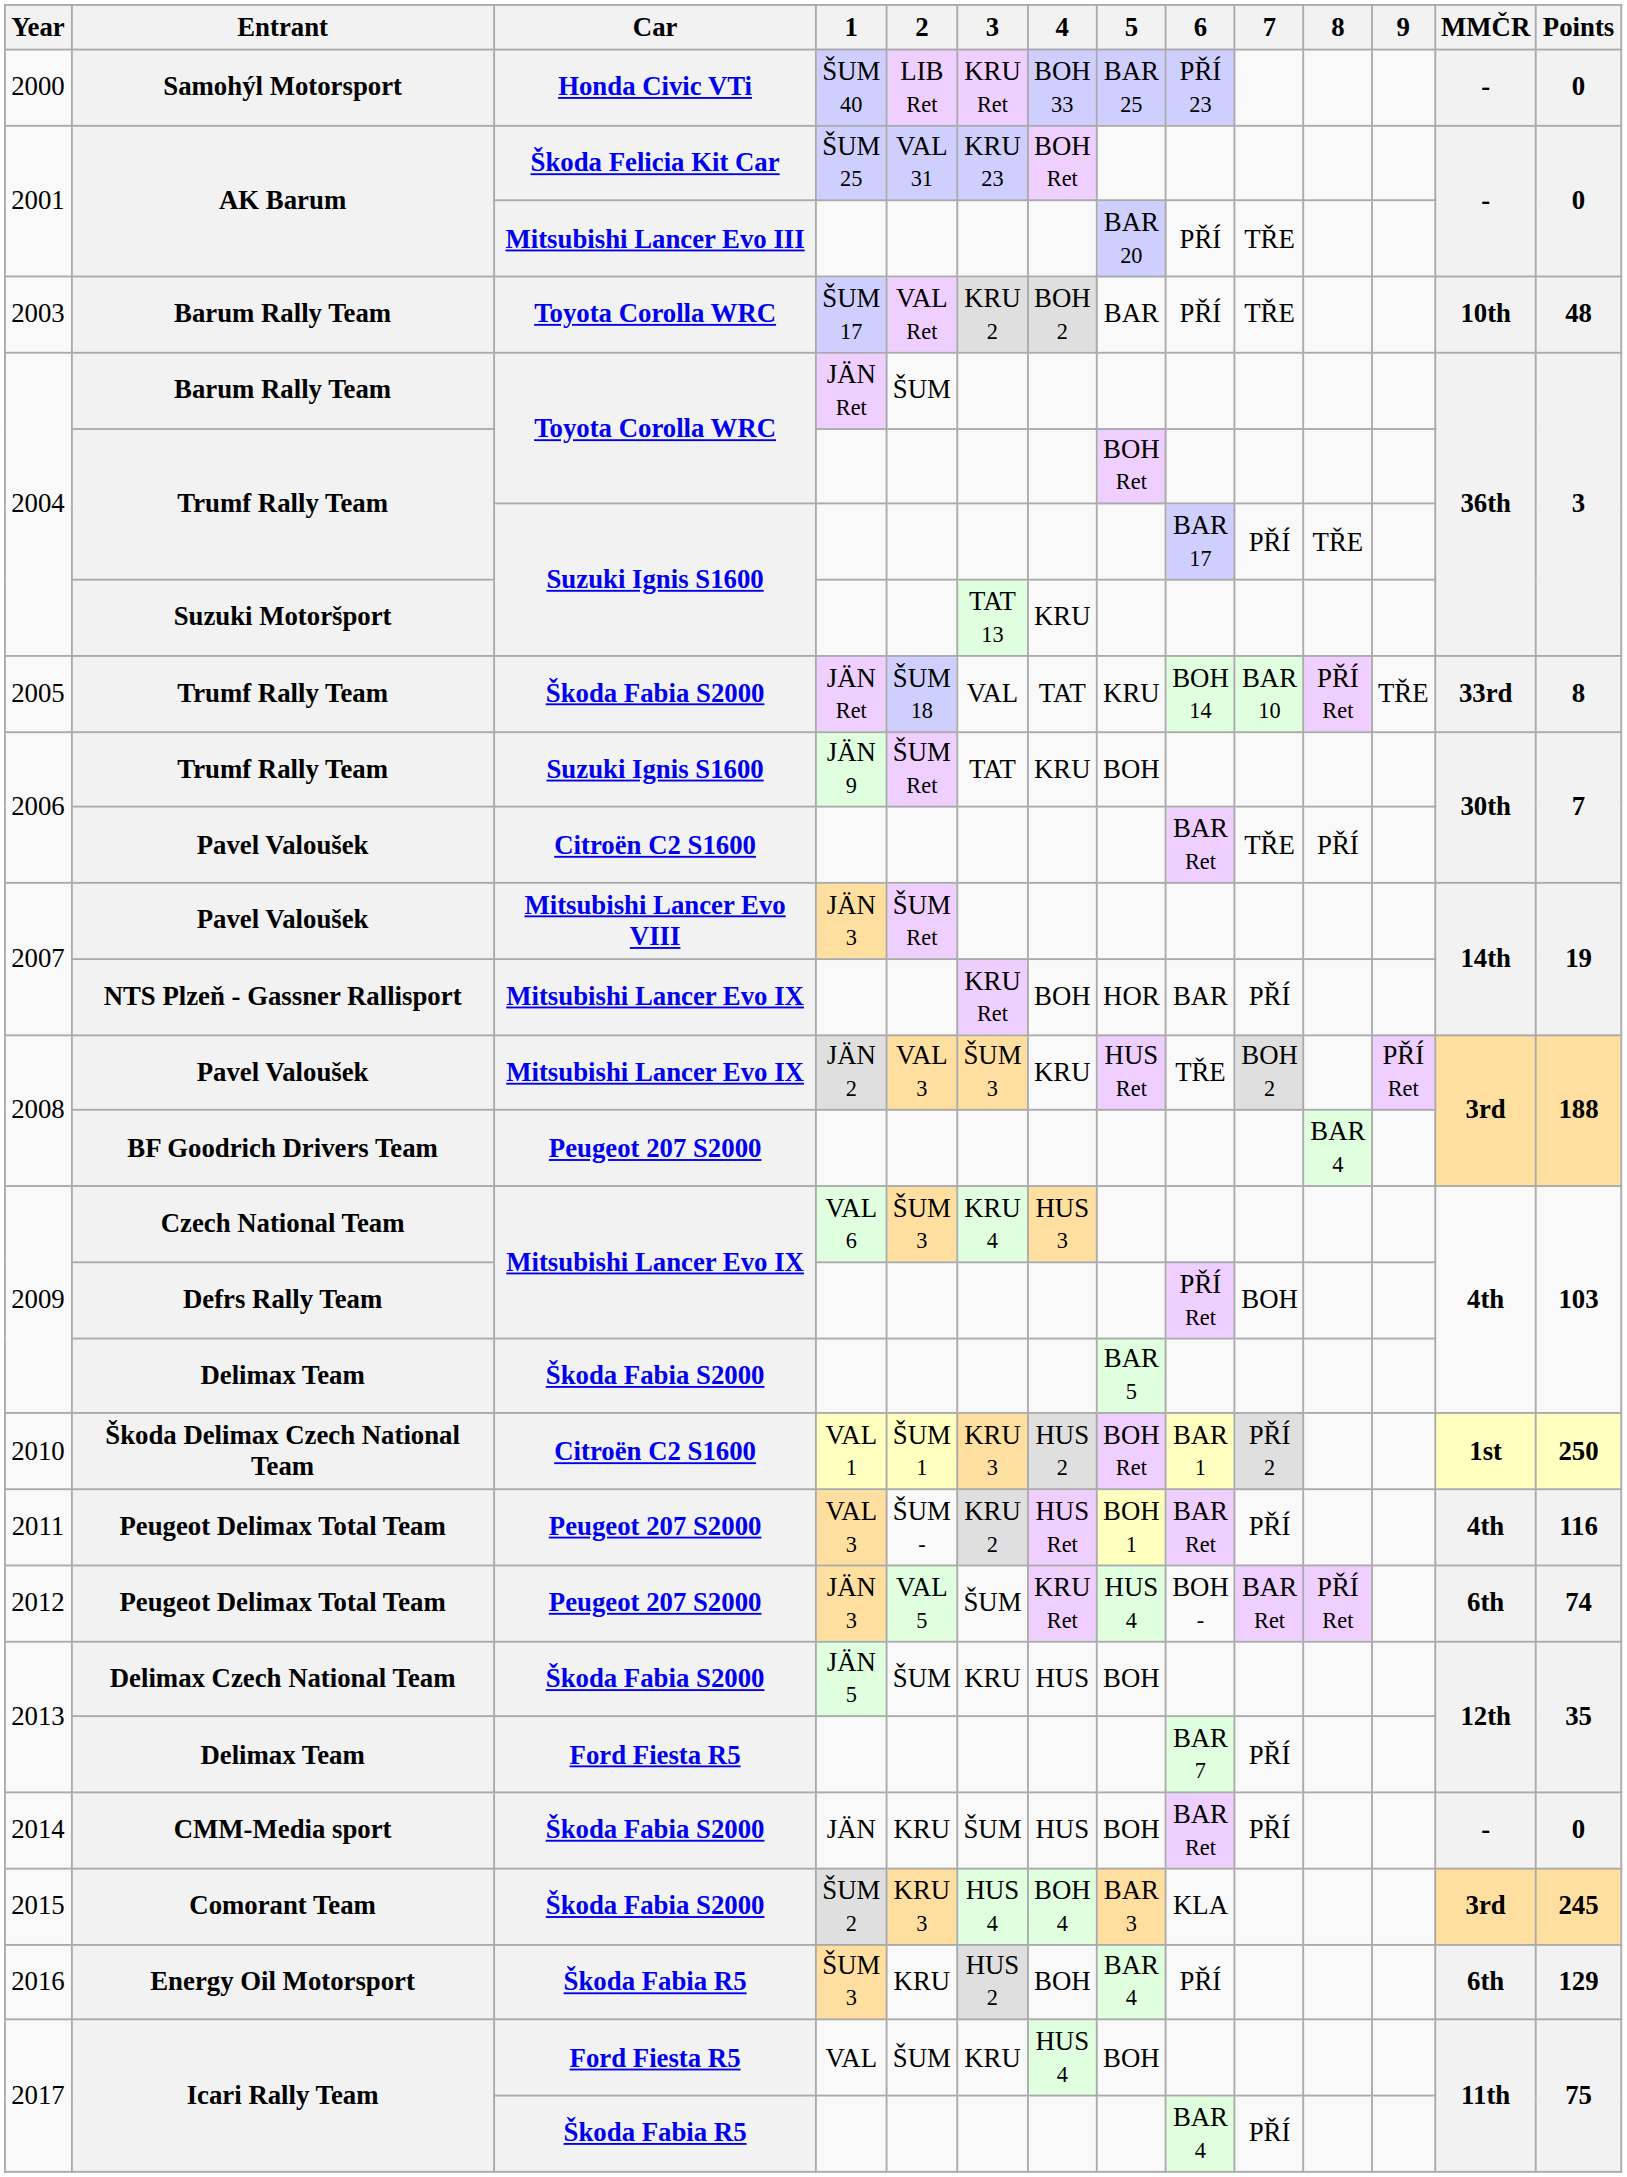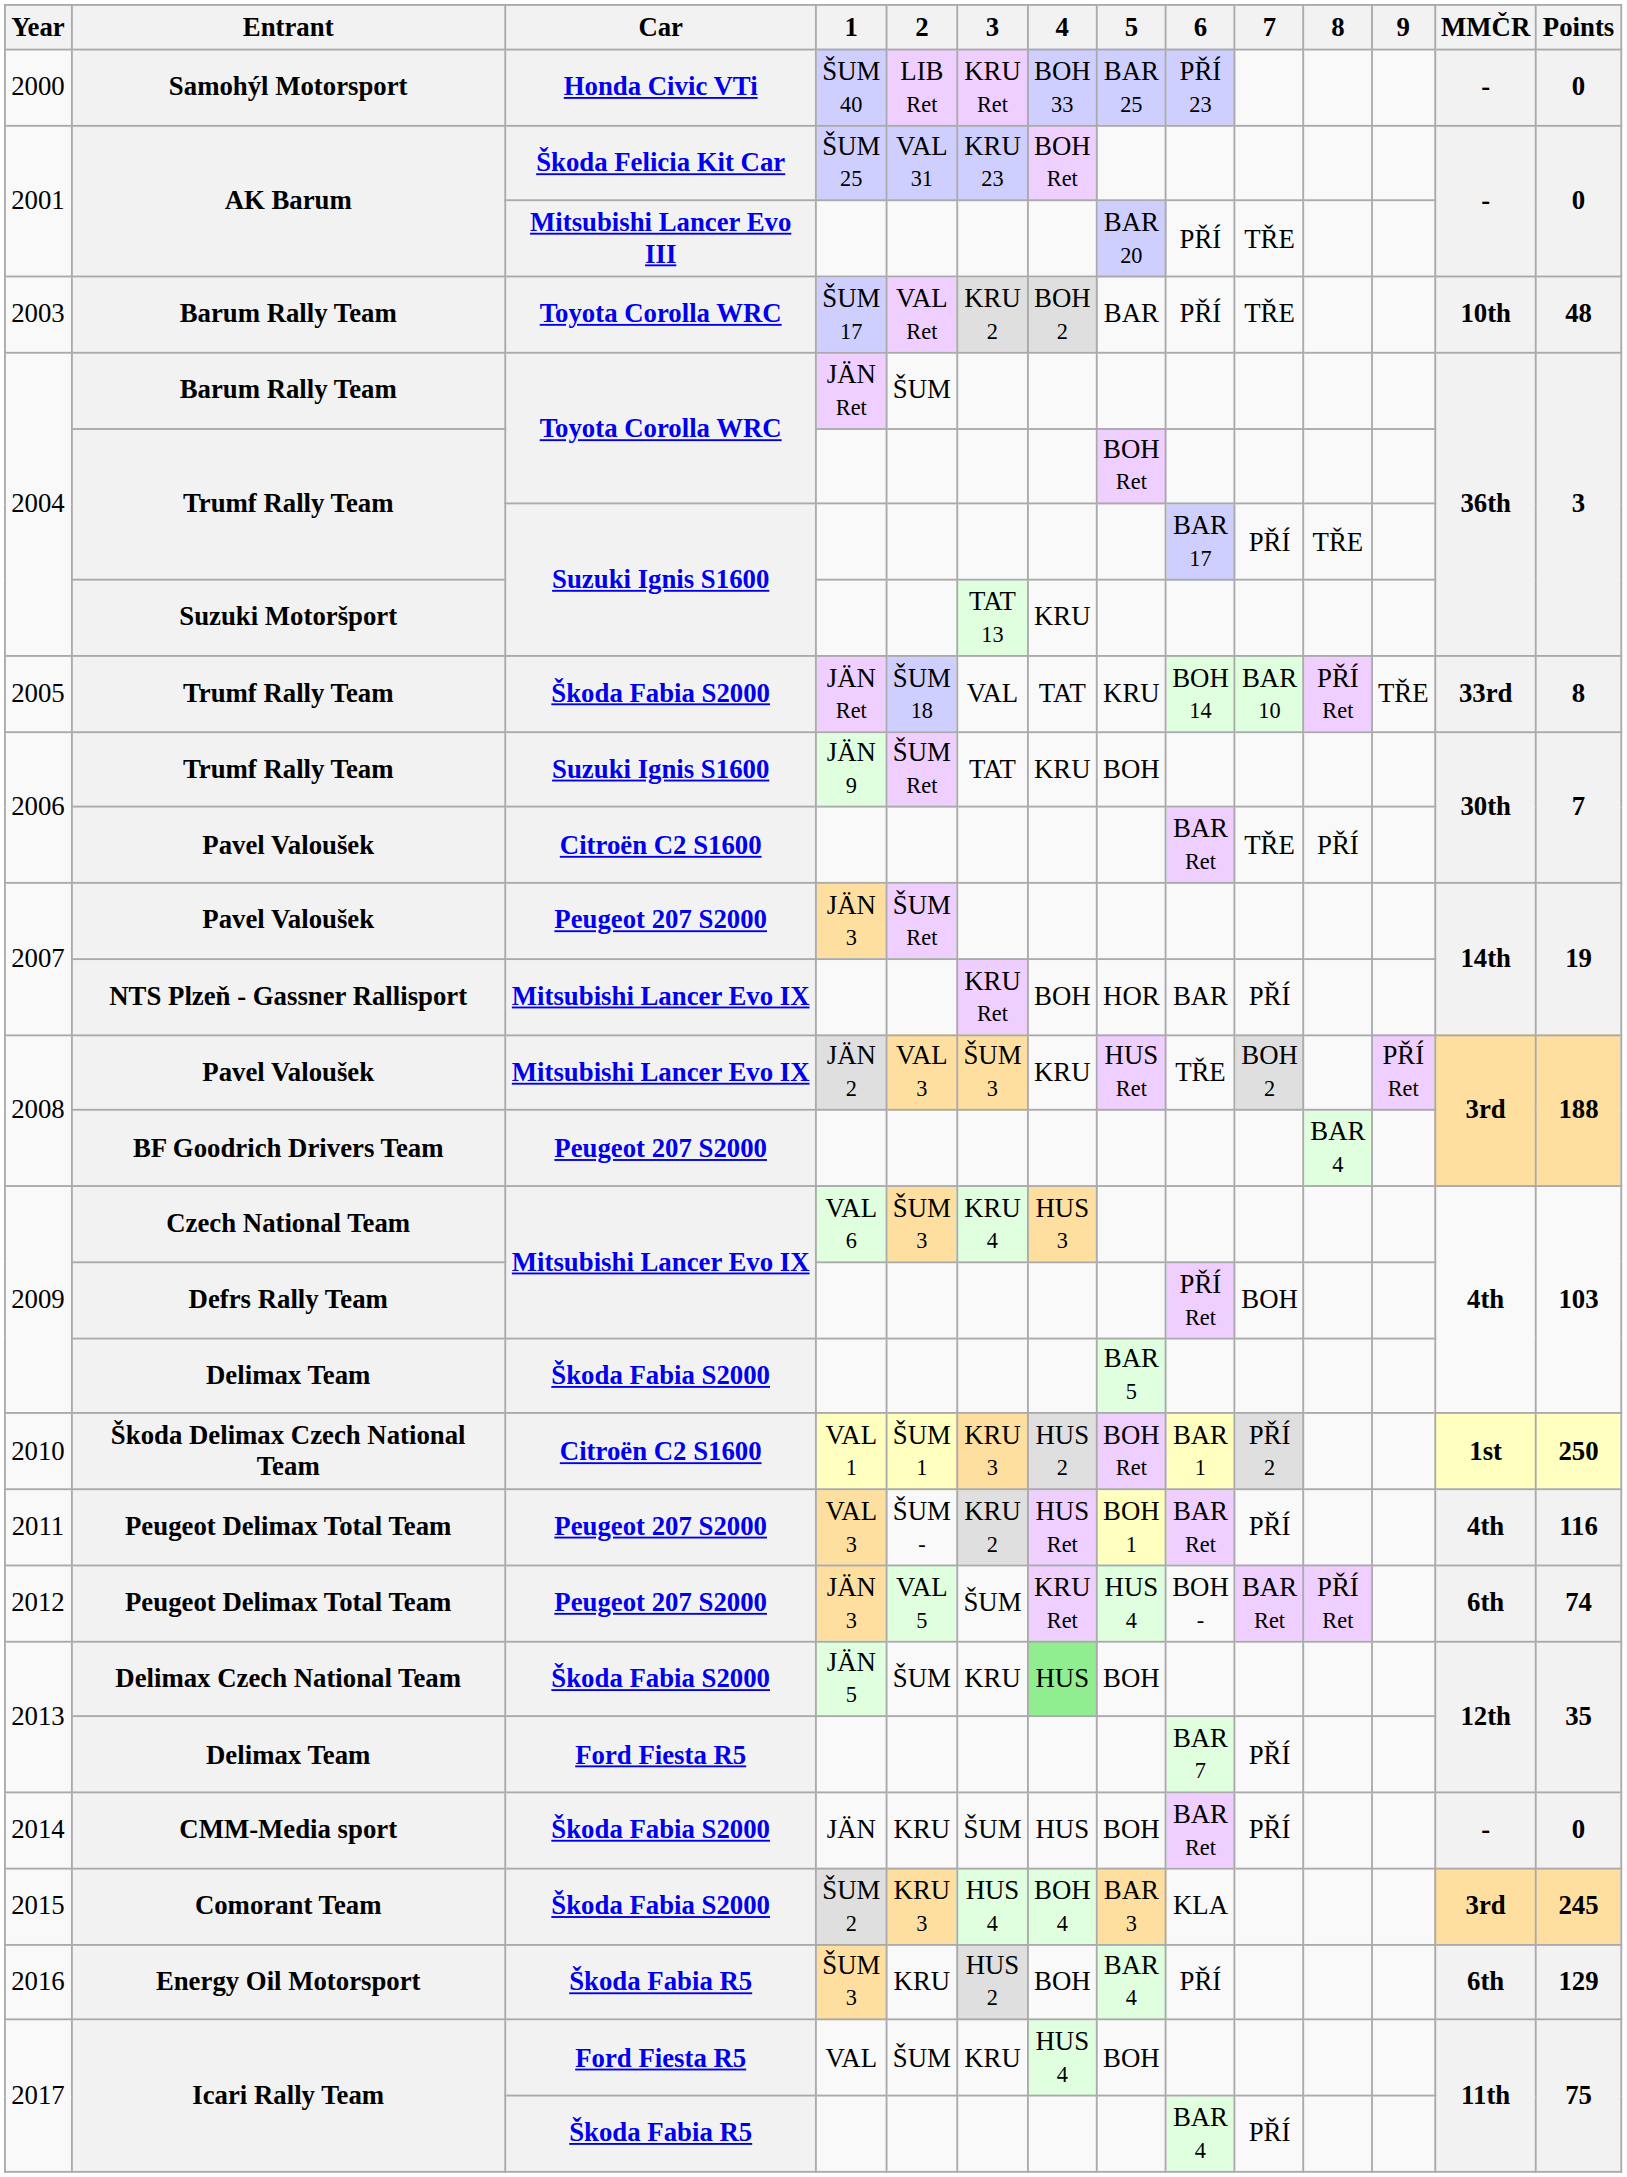(655, 920) Mitsubishi Lancer Evo VIII -> (661, 920) Peugeot 207 S2000
(1062, 1678) no background -> (1062, 1678) lightgreen background
